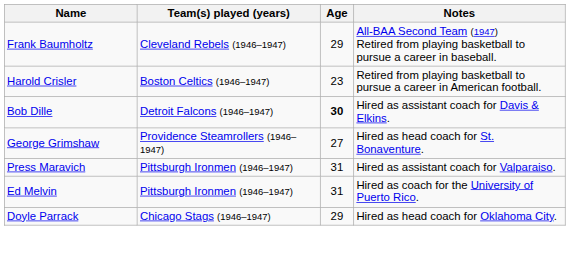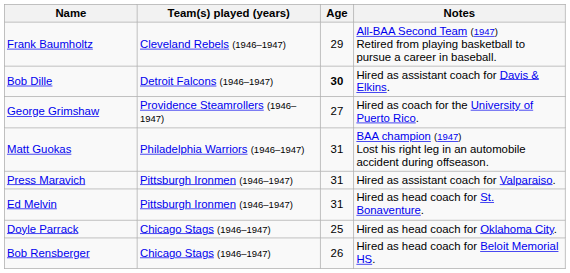- row: (42, 81)
(425, 143) Hired as head coach for St. Bonaventure. -> (445, 112) Hired as coach for the University of Puerto Rico.
+ row: (39, 149)
(445, 191) Hired as coach for the University of Puerto Rico. -> (425, 204) Hired as head coach for St. Bonaventure.
(337, 216) 29 -> (337, 229) 25
+ row: (48, 253)
